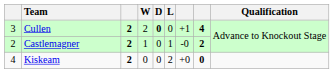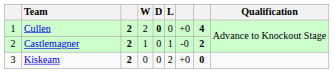(13, 28) 3 -> (13, 28) 1
(185, 28) +1 -> (185, 28) +0
(13, 60) 4 -> (13, 60) 3
